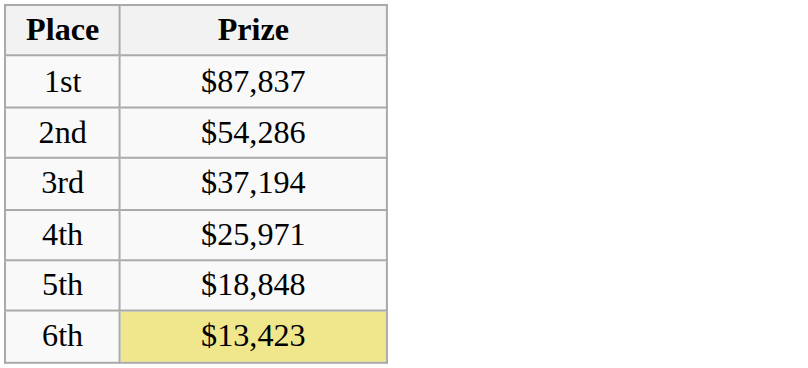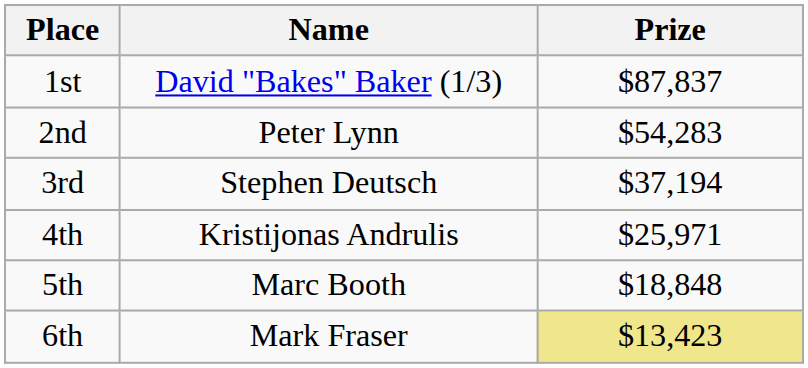+ column: (329, 30)
(253, 132) $54,286 -> (670, 132) $54,283
